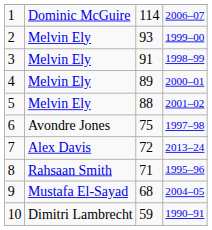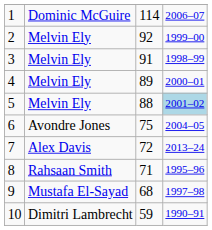(146, 37) 93 -> (146, 37) 92
(185, 103) no background -> (185, 103) lightblue background
(185, 125) 1997–98 -> (185, 125) 2004–05
(185, 192) 2004–05 -> (185, 192) 1997–98
